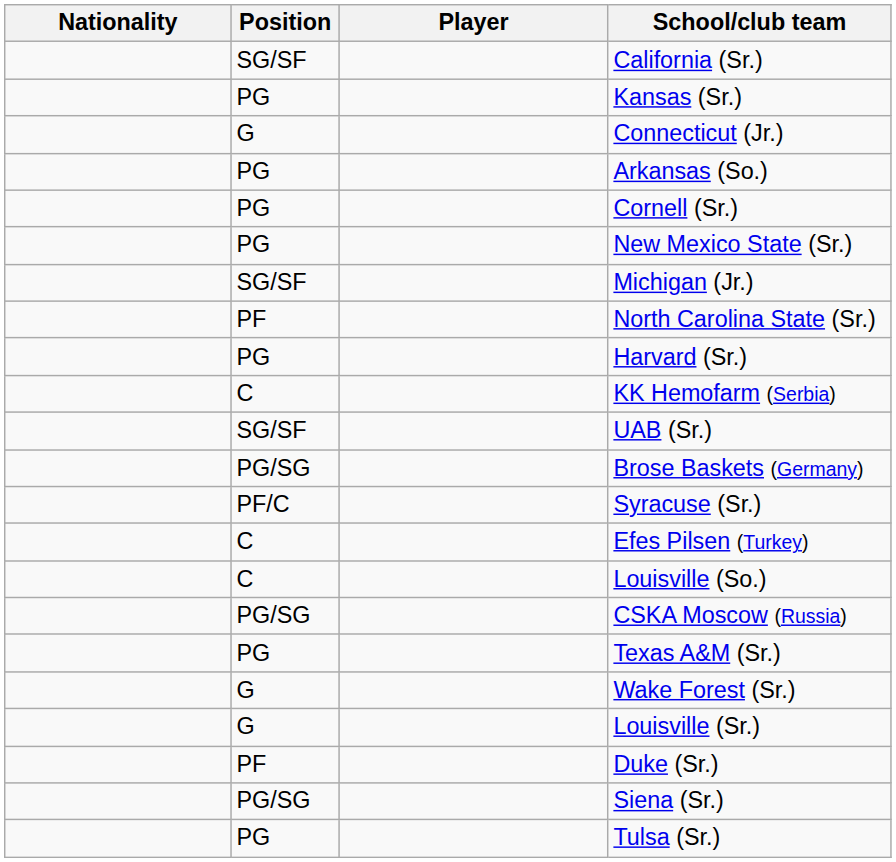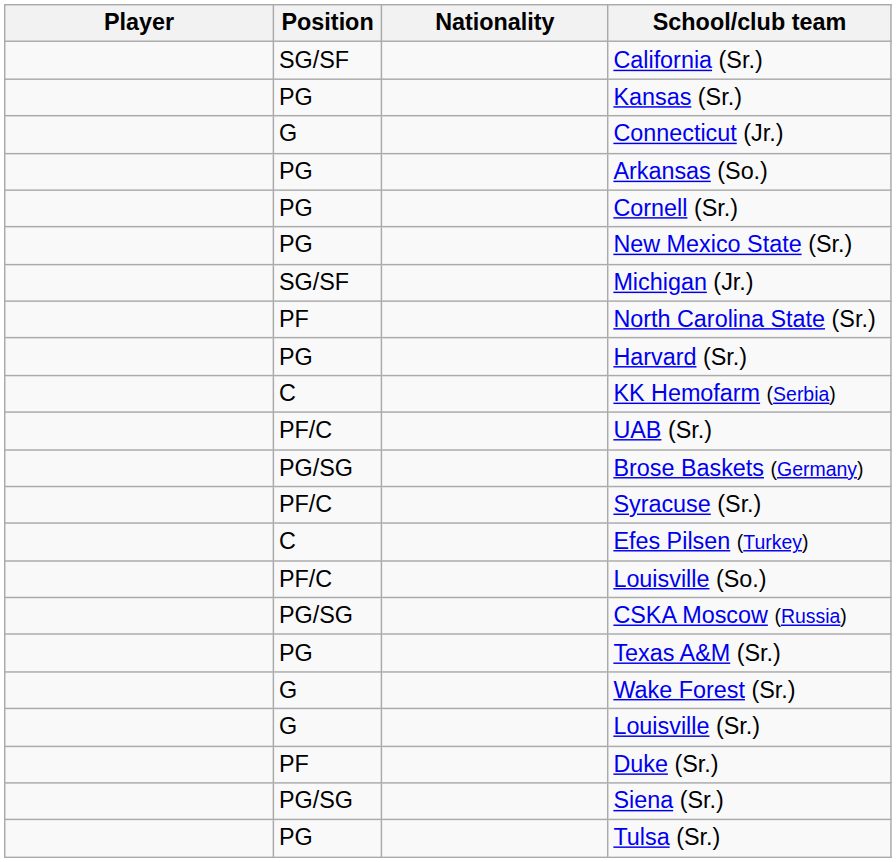columns swapped: (474, 23) <-> (118, 23)
(271, 430) SG/SF -> (306, 430) PF/C
(245, 578) C -> (306, 578) PF/C
